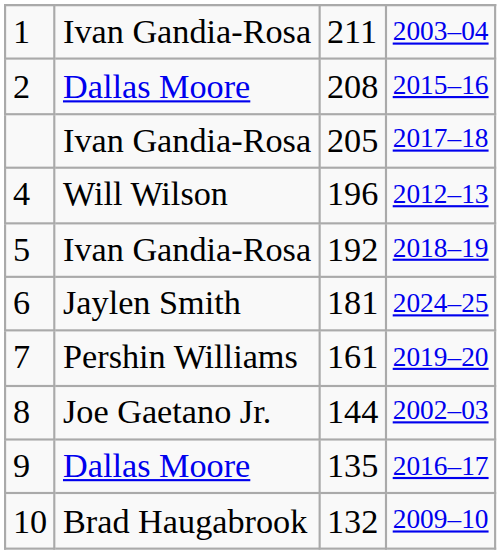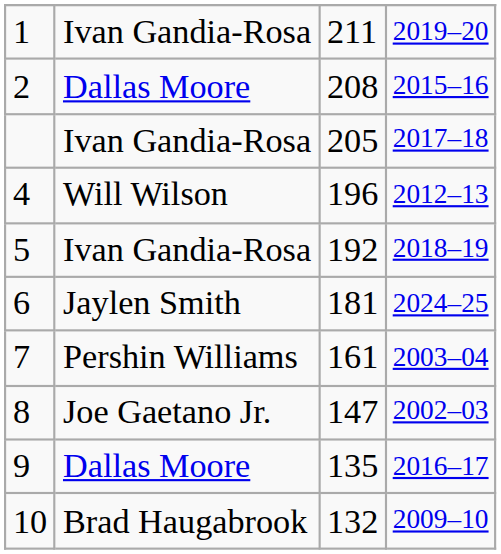(441, 31) 2003–04 -> (441, 31) 2019–20
(441, 357) 2019–20 -> (441, 357) 2003–04
(353, 411) 144 -> (353, 411) 147
